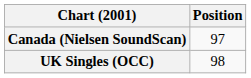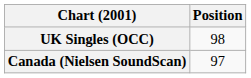rows swapped: (97, 38) <-> (97, 61)
